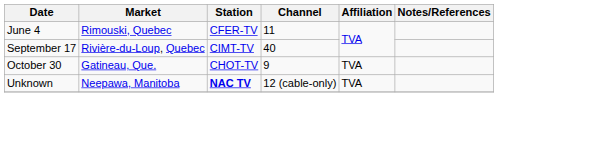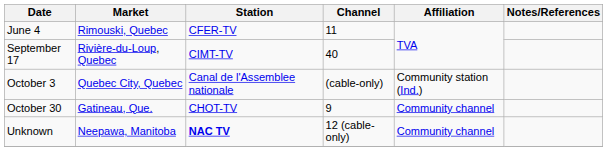+ row: (31, 84)
(352, 65) TVA -> (445, 108) Community channel
(352, 83) TVA -> (445, 131) Community channel
